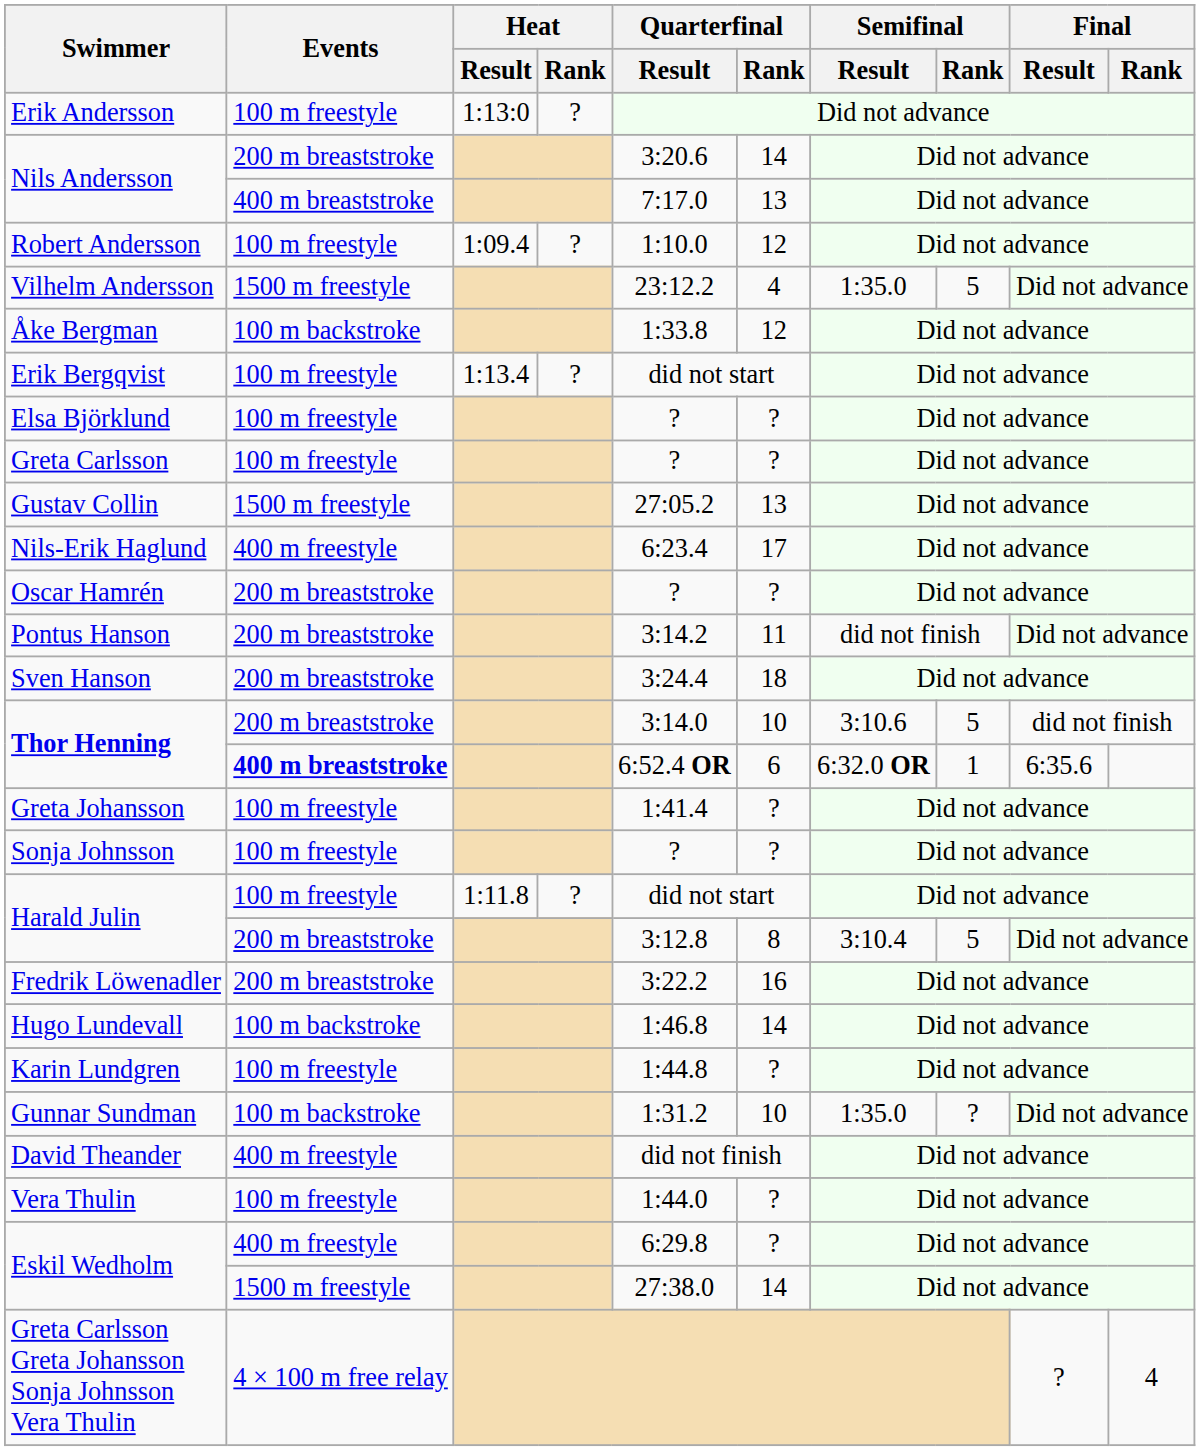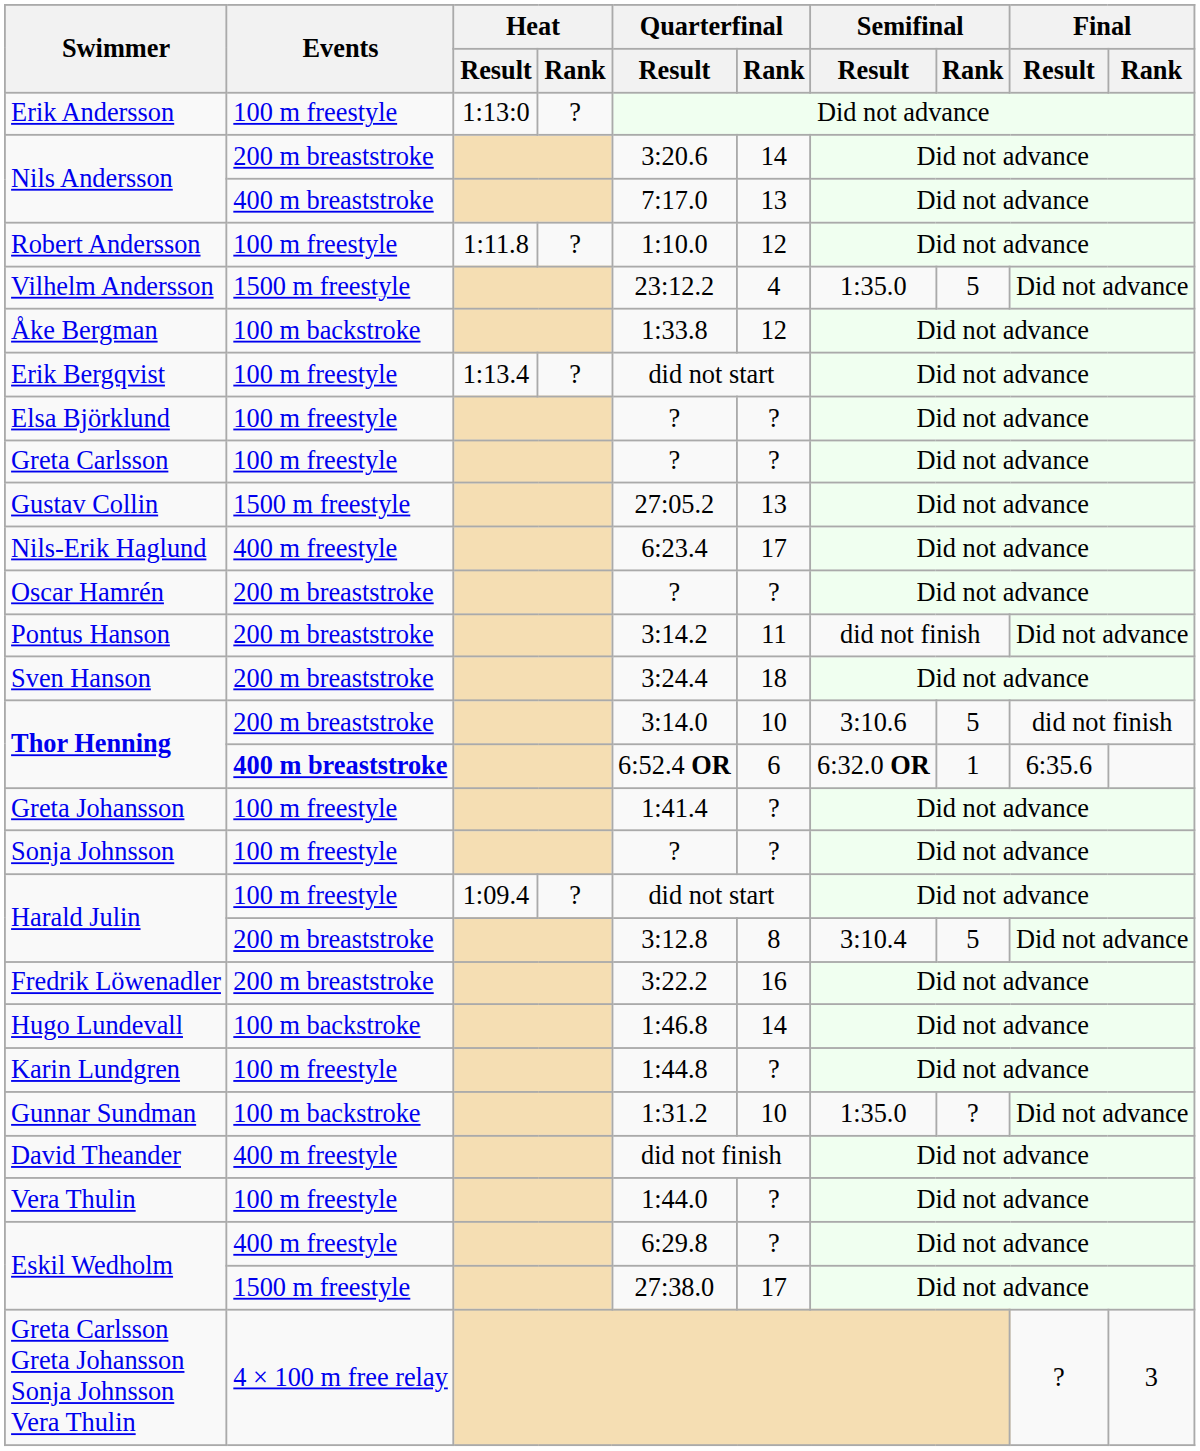(496, 243) 1:09.4 -> (496, 243) 1:11.8
(496, 895) 1:11.8 -> (496, 895) 1:09.4
(774, 1287) 14 -> (774, 1287) 17
(1151, 1377) 4 -> (1151, 1377) 3
